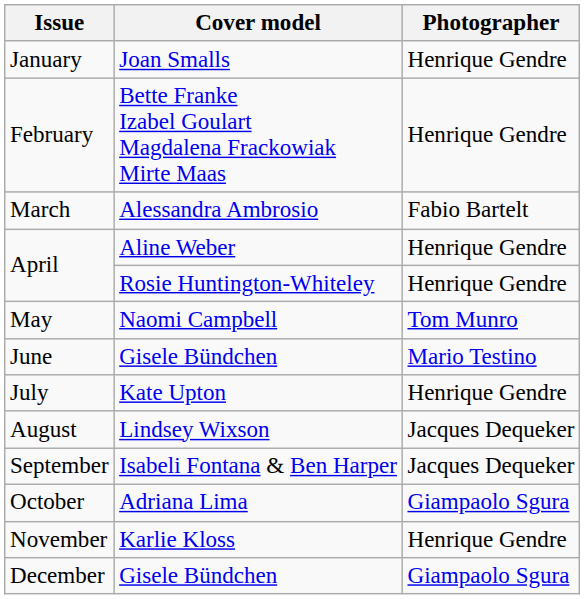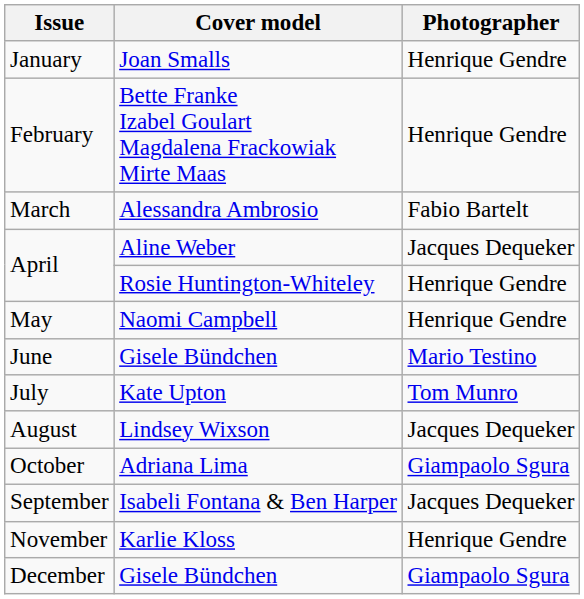(487, 246) Henrique Gendre -> (491, 246) Jacques Dequeker
(463, 319) Tom Munro -> (487, 319) Henrique Gendre
(487, 392) Henrique Gendre -> (463, 392) Tom Munro
rows swapped: (59, 465) <-> (47, 502)
